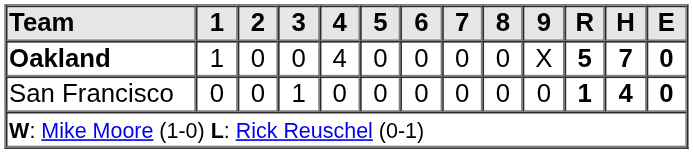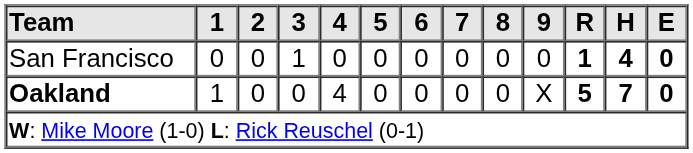rows swapped: (91, 93) <-> (60, 58)
